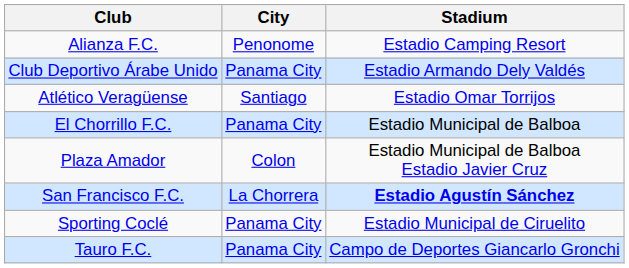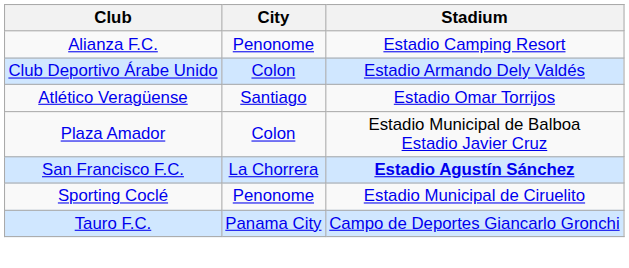(273, 71) Panama City -> (273, 71) Colon
- row: (113, 124)
(273, 223) Panama City -> (273, 196) Penonome
